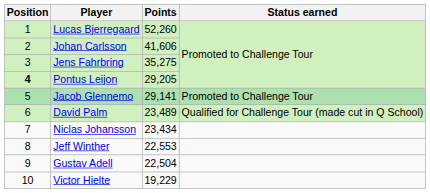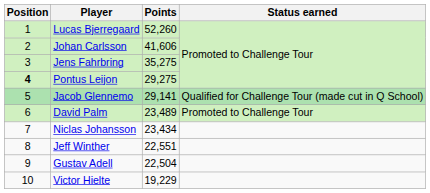(161, 79) 29,205 -> (161, 79) 29,275
(247, 96) Promoted to Challenge Tour -> (302, 96) Qualified for Challenge Tour (made cut in Q School)
(302, 113) Qualified for Challenge Tour (made cut in Q School) -> (247, 113) Promoted to Challenge Tour
(161, 146) 22,553 -> (161, 146) 22,551
